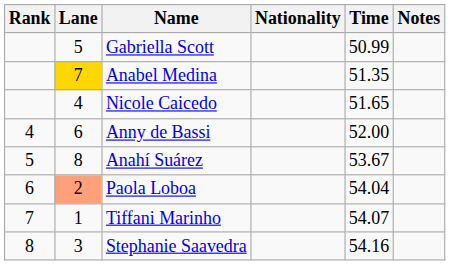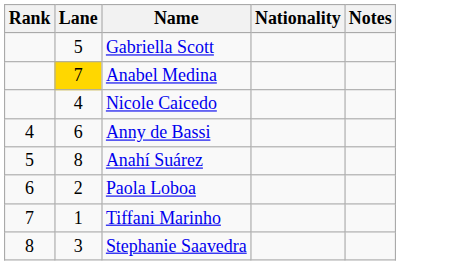- column: (369, 18)
(78, 189) lightsalmon background -> (78, 189) no background
